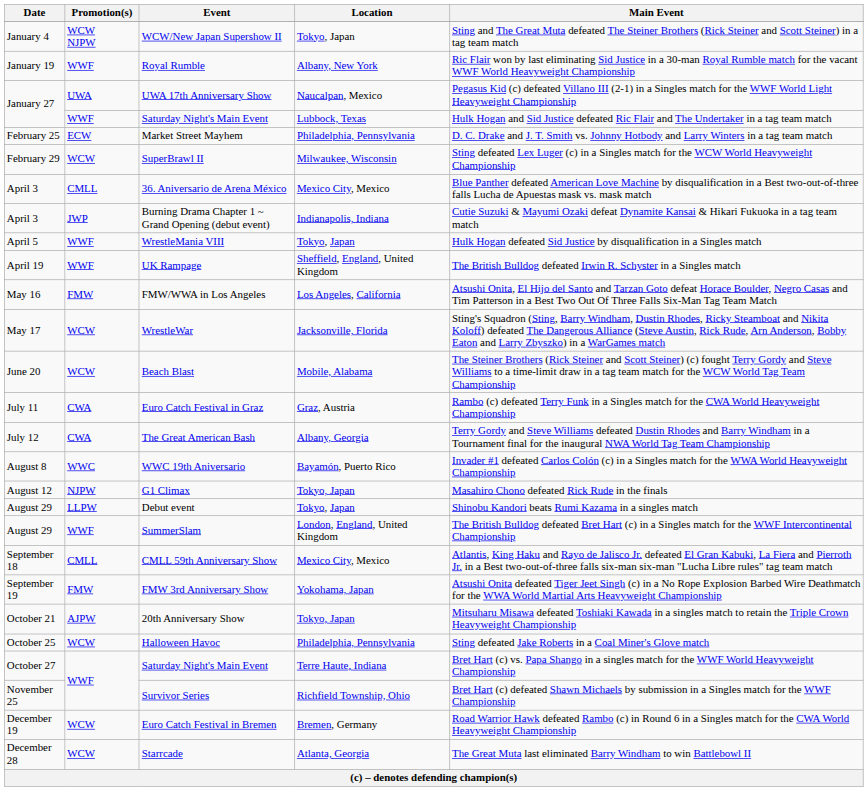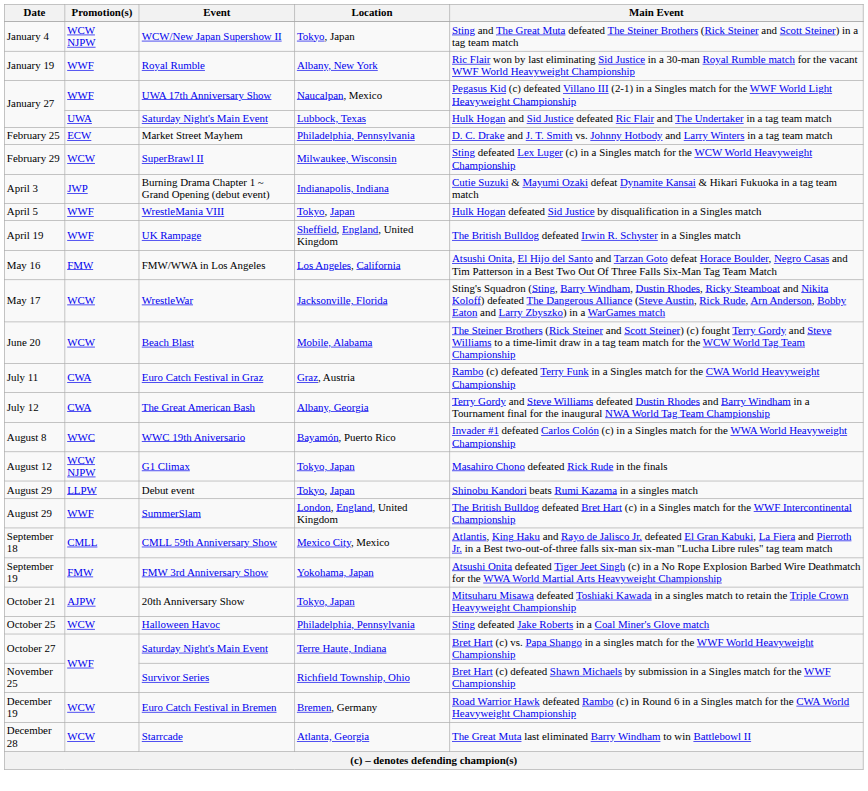(80, 95) UWA -> (80, 95) WWF
(80, 118) WWF -> (80, 118) UWA
- row: (22, 188)
(81, 490) NJPW -> (81, 466) WCW NJPW
